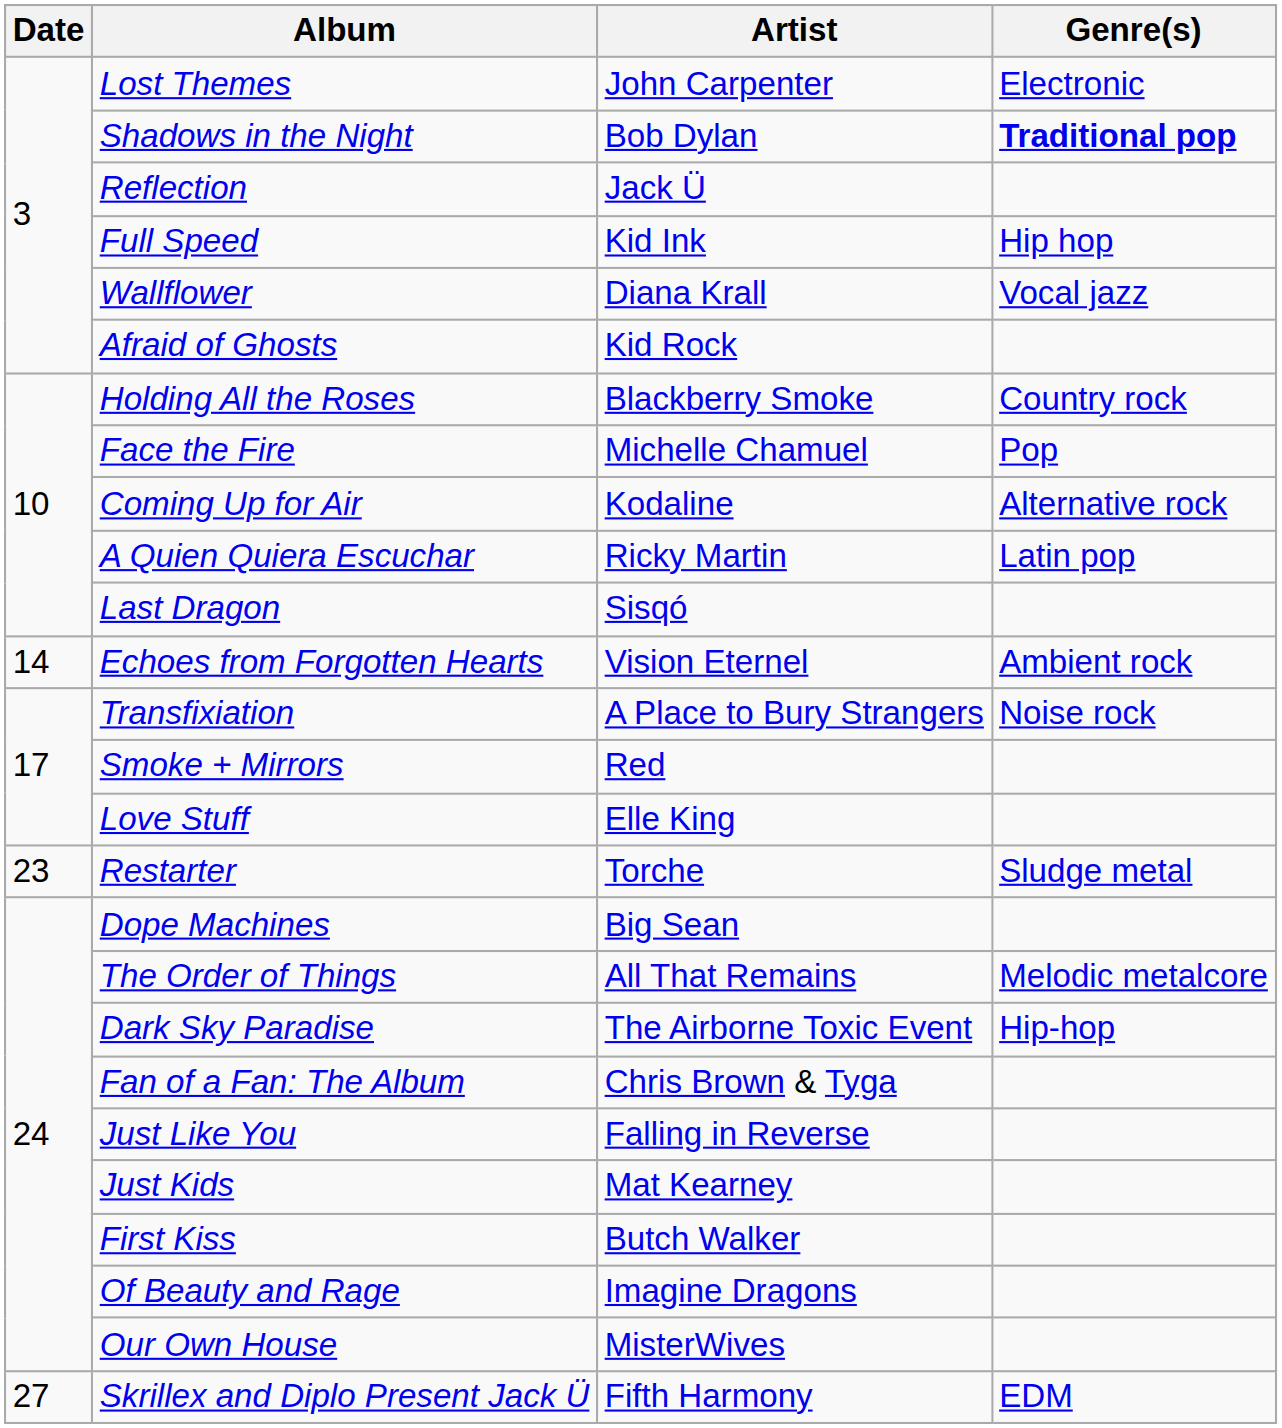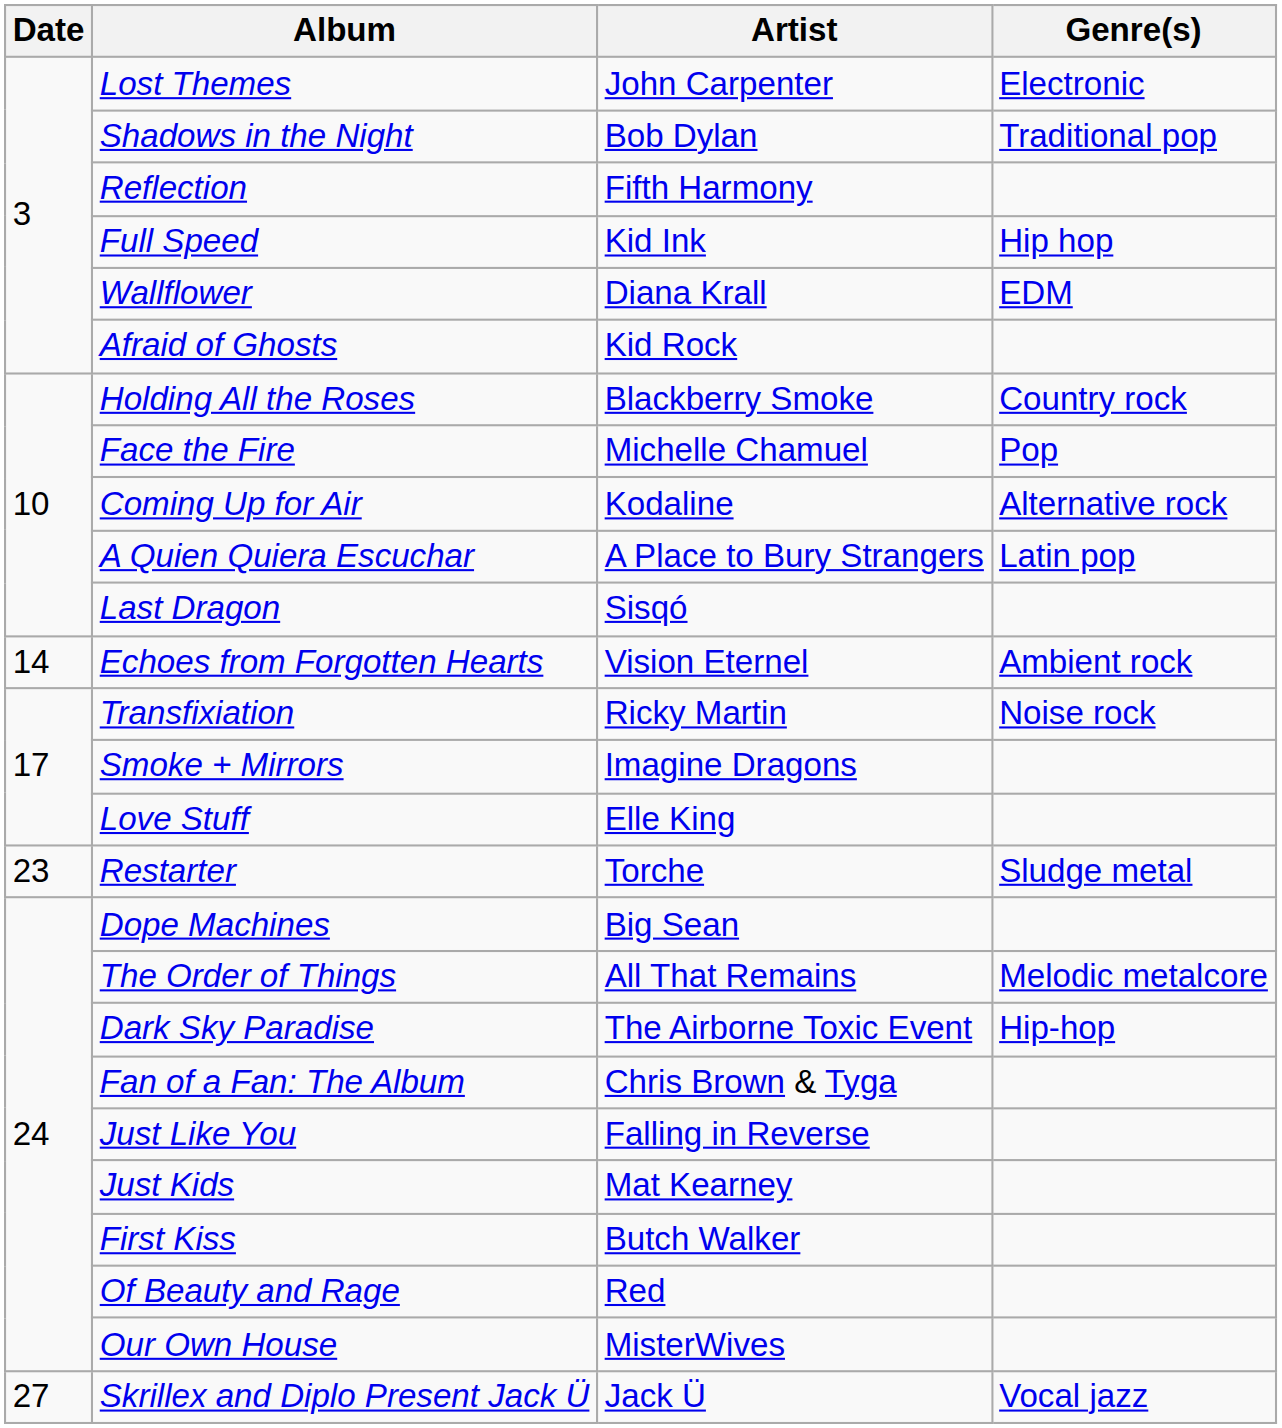(1118, 135) bold -> (1108, 135) normal
(655, 188) Jack Ü -> (709, 188) Fifth Harmony
(1074, 293) Vocal jazz -> (1036, 293) EDM
(696, 556) Ricky Martin -> (794, 556) A Place to Bury Strangers
(794, 713) A Place to Bury Strangers -> (696, 713) Ricky Martin
(635, 766) Red -> (731, 766) Imagine Dragons
(731, 1291) Imagine Dragons -> (635, 1291) Red
(709, 1396) Fifth Harmony -> (655, 1396) Jack Ü
(1036, 1396) EDM -> (1074, 1396) Vocal jazz
